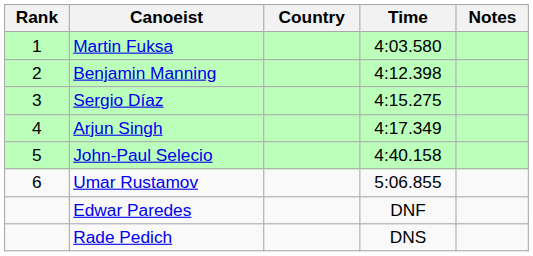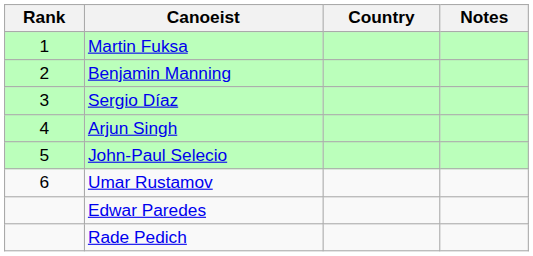- column: (408, 18)
